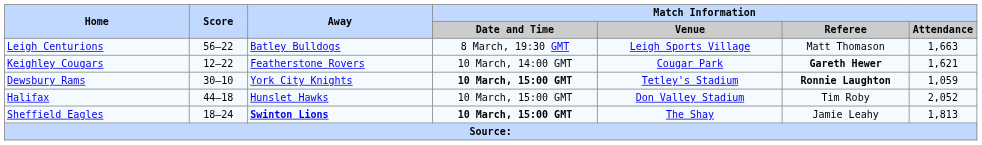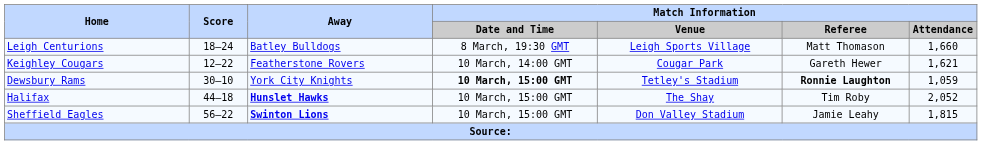(218, 47) 56–22 -> (218, 47) 18–24
(943, 47) 1,663 -> (943, 47) 1,660
(846, 64) bold -> (846, 64) normal
(289, 98) normal -> (289, 98) bold
(690, 98) Don Valley Stadium -> (690, 98) The Shay
(218, 114) 18–24 -> (218, 114) 56–22
(515, 114) bold -> (515, 114) normal
(690, 114) The Shay -> (690, 114) Don Valley Stadium
(943, 114) 1,813 -> (943, 114) 1,815
